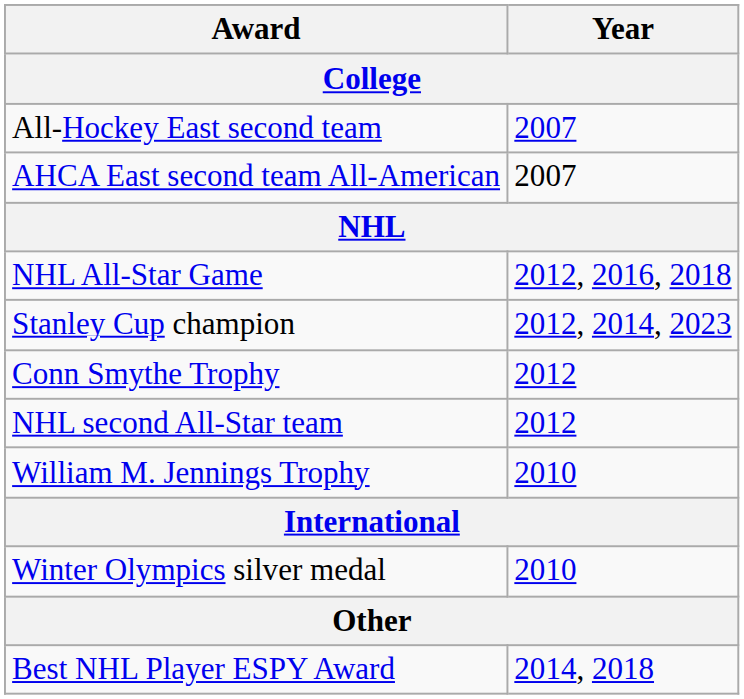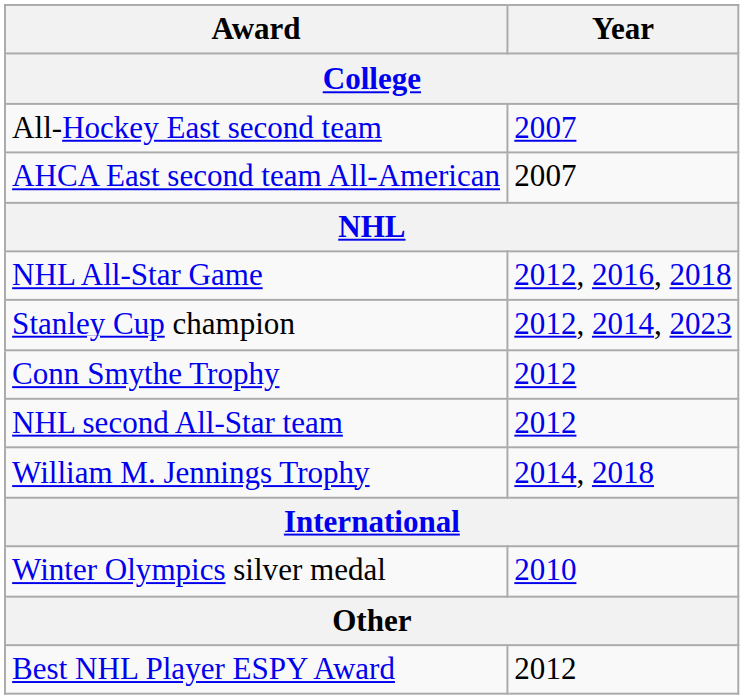(545, 472) 2010 -> (584, 472) 2014, 2018
(584, 669) 2014, 2018 -> (545, 669) 2012
